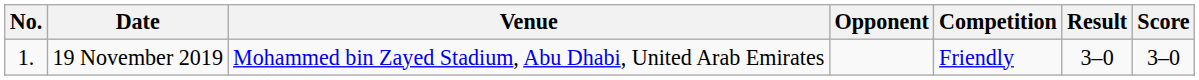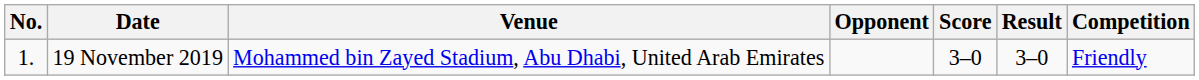columns swapped: (1164, 22) <-> (998, 22)
